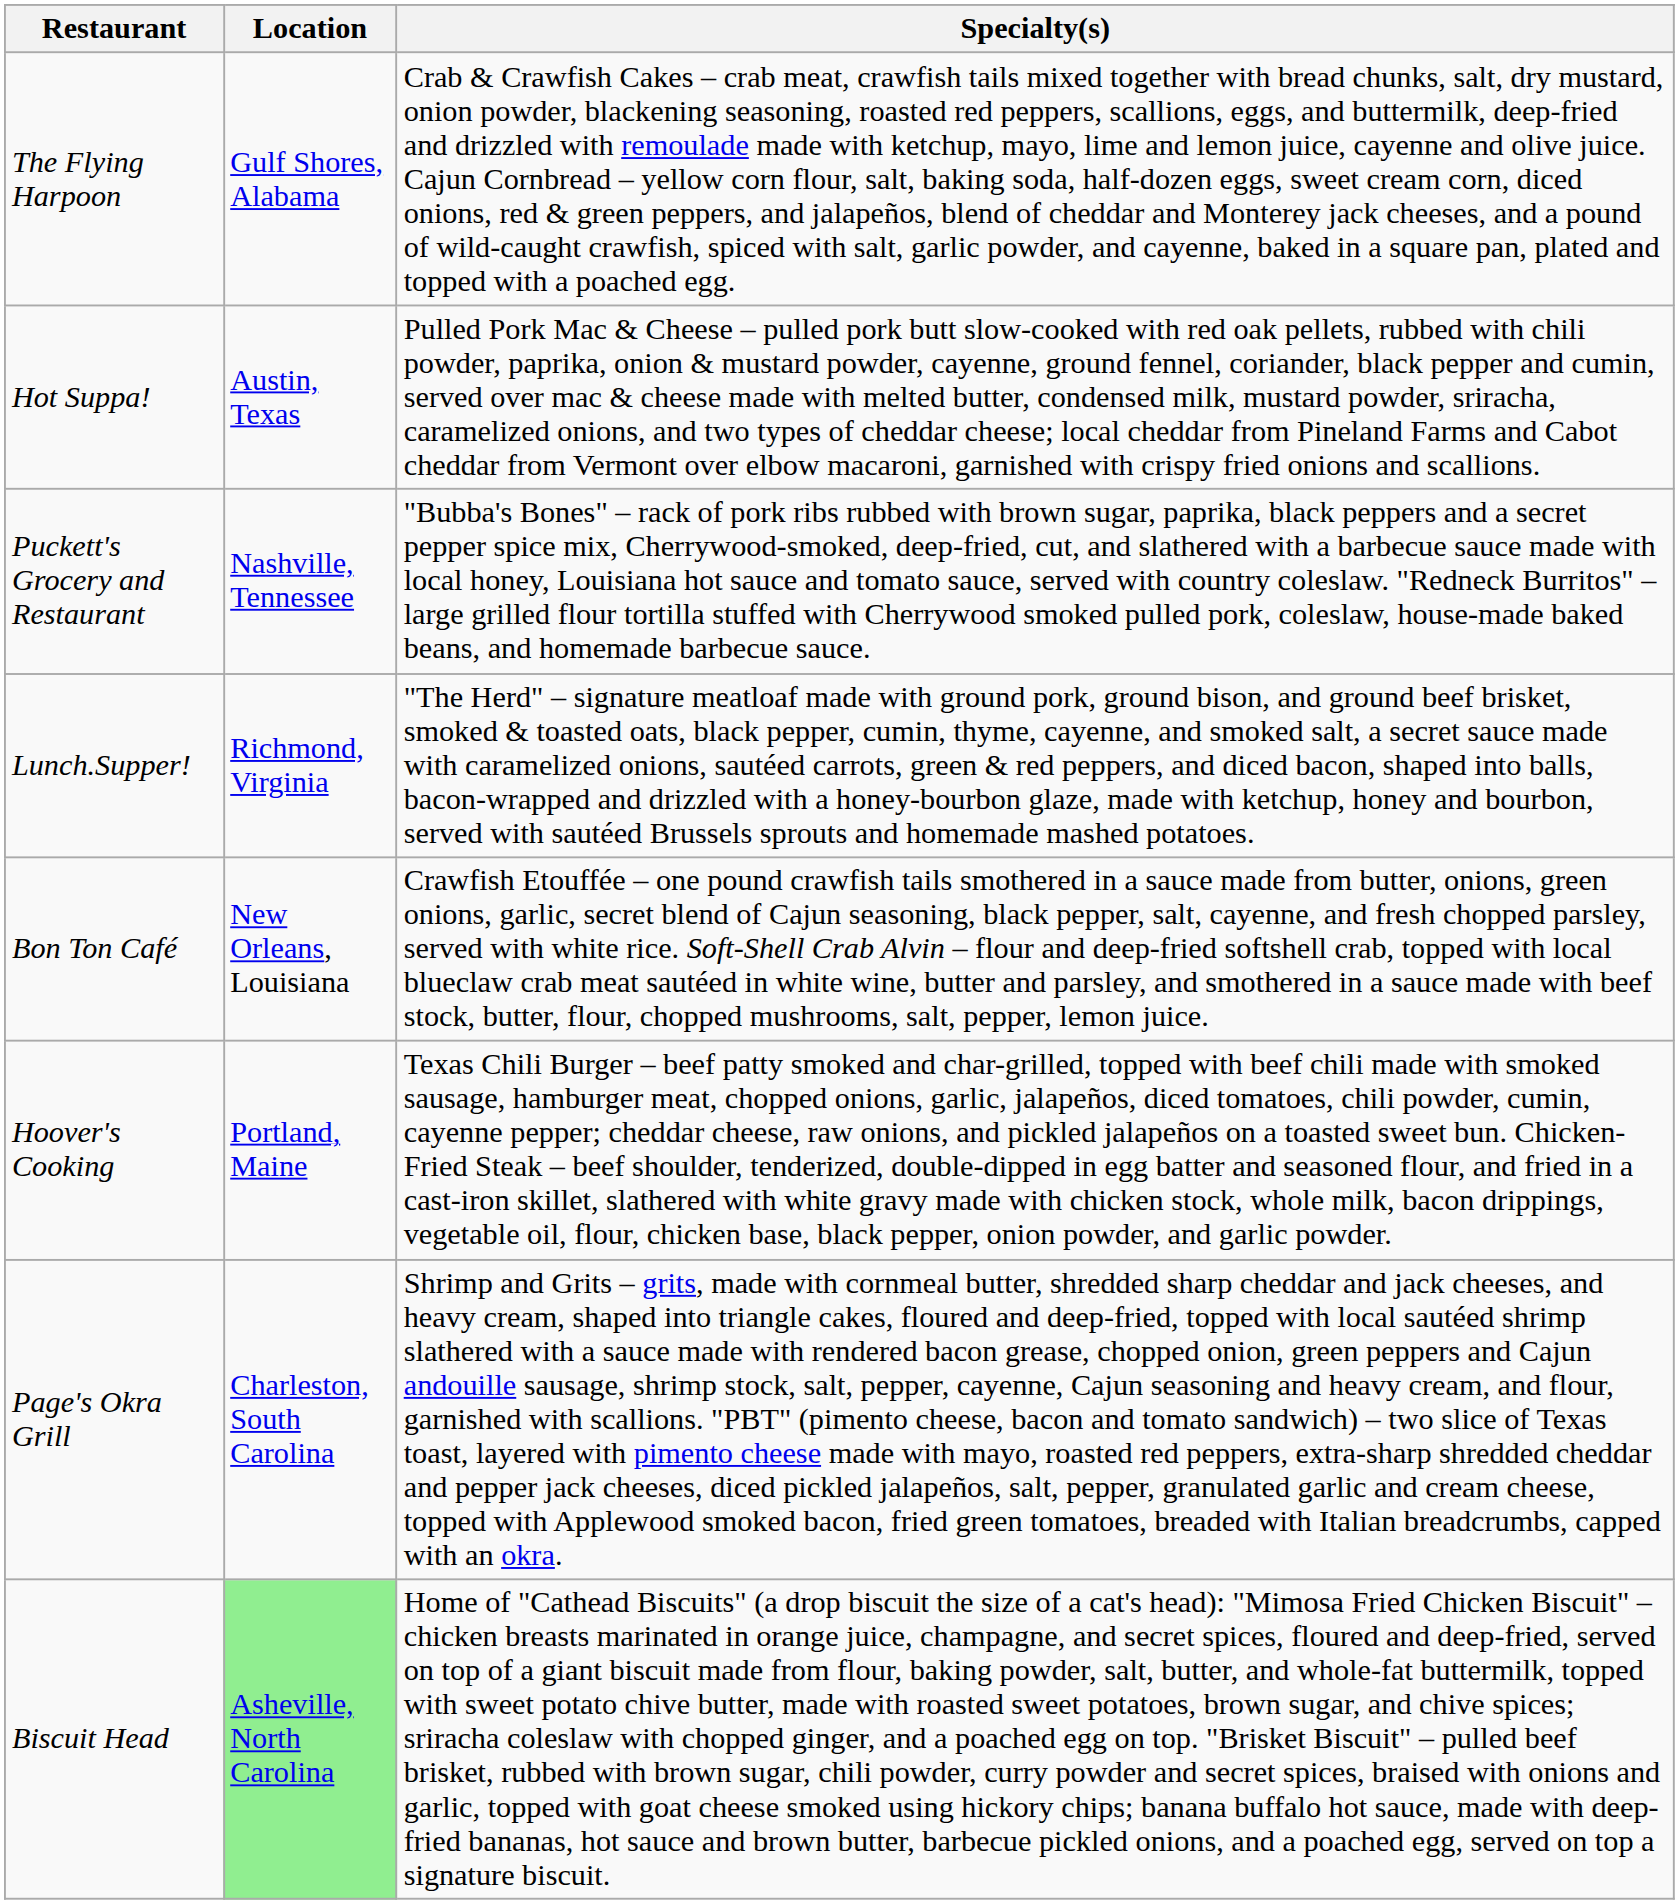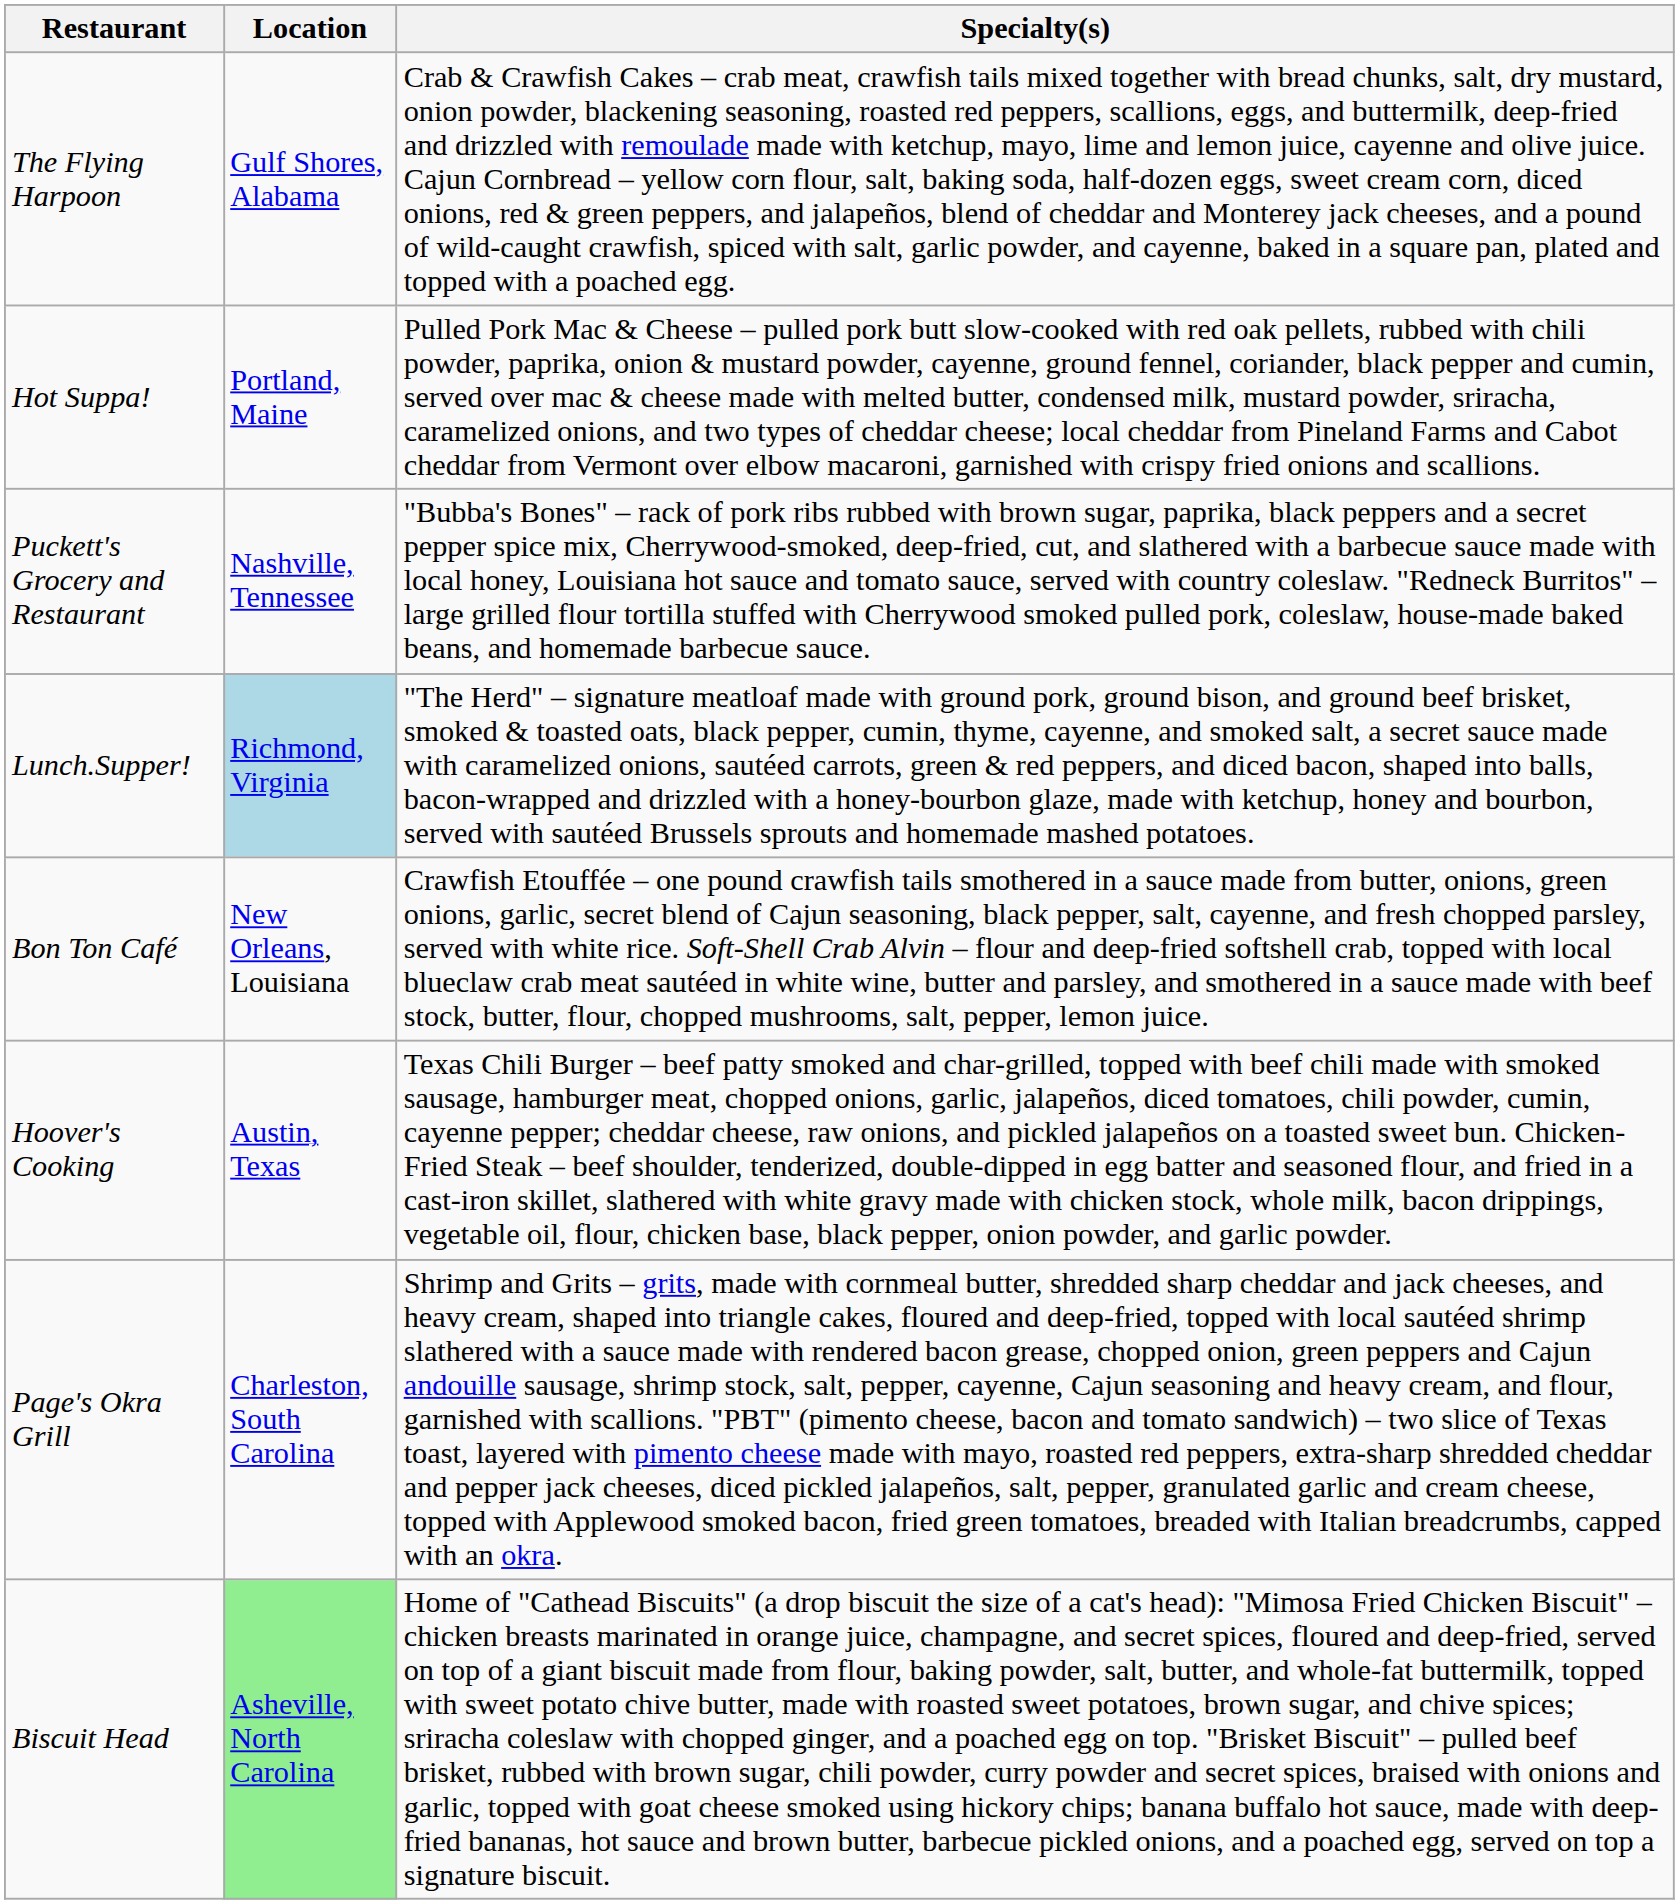(274, 396) Austin, Texas -> (285, 396) Portland, Maine
(297, 764) no background -> (297, 764) lightblue background
(285, 1149) Portland, Maine -> (274, 1149) Austin, Texas
